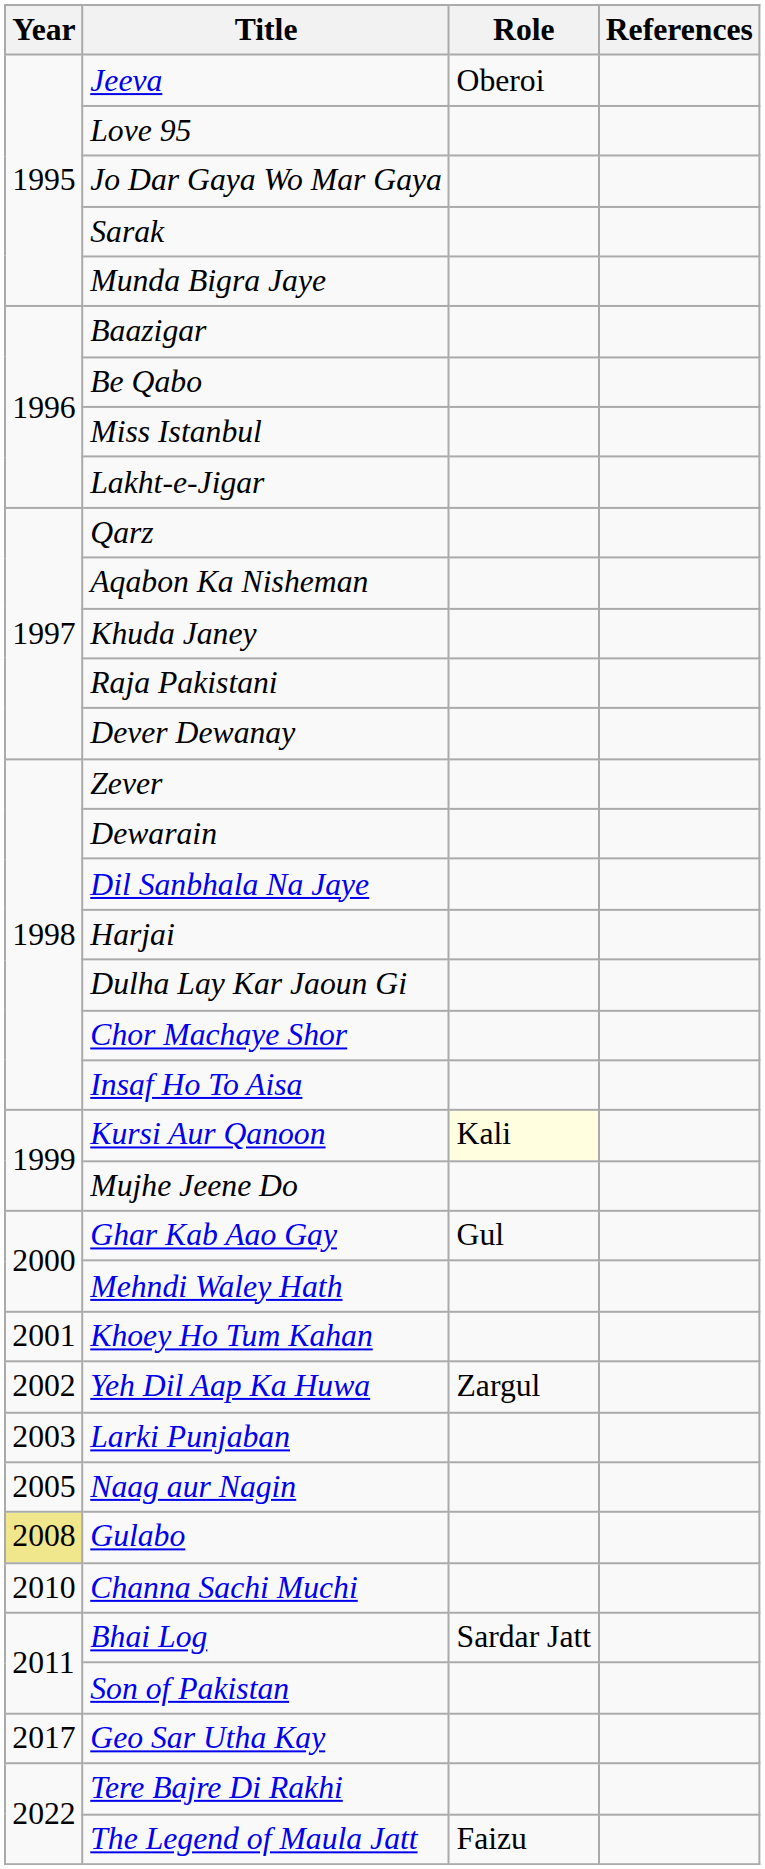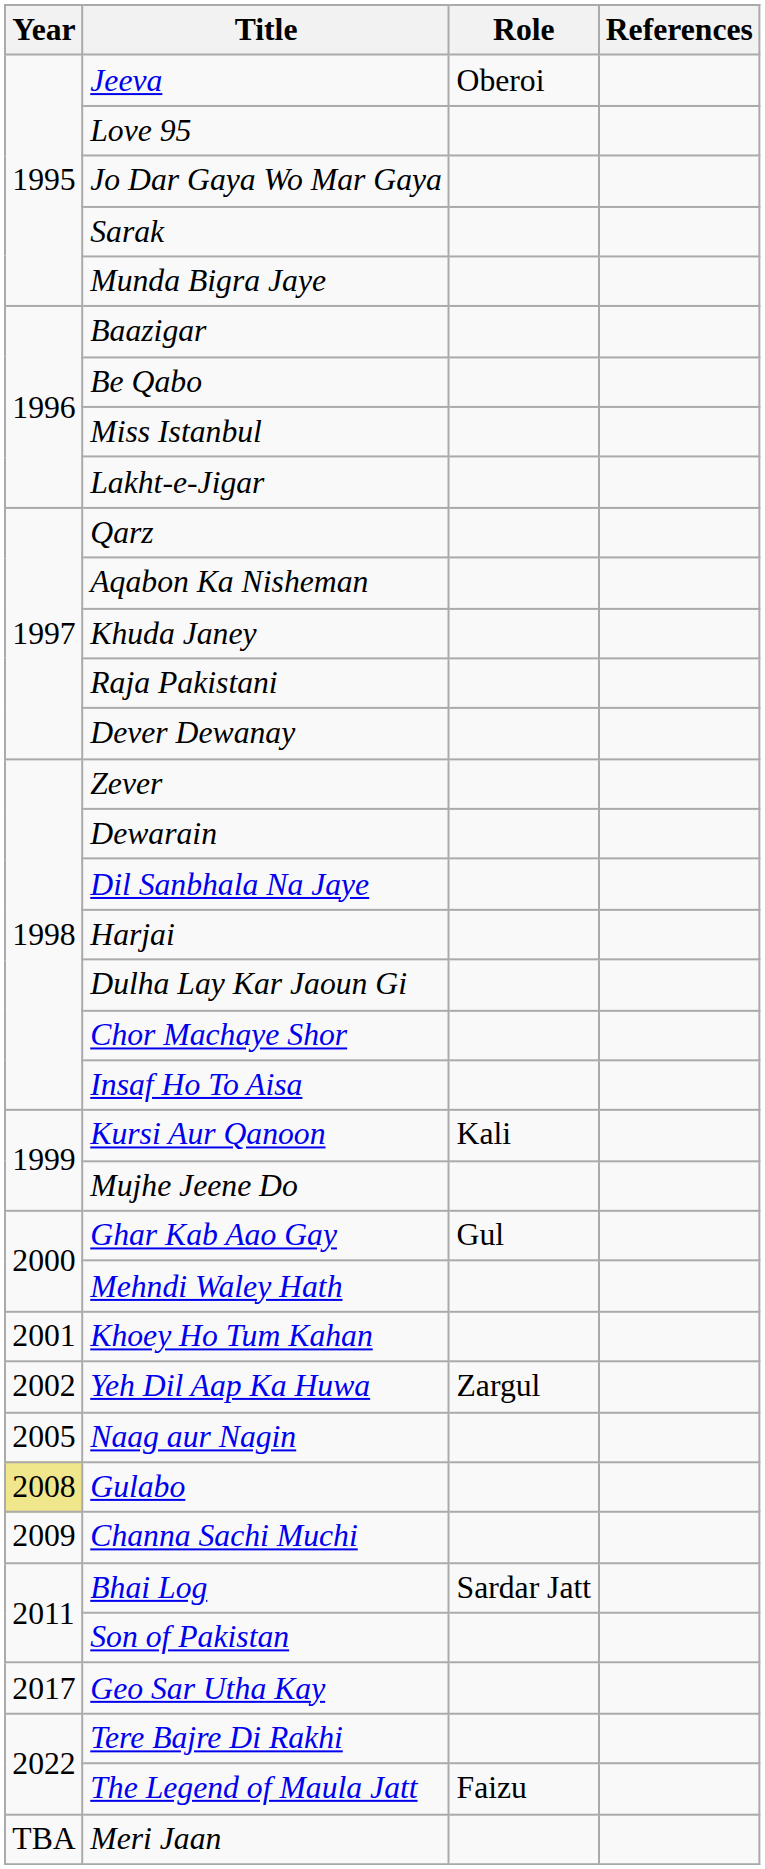(484, 1134) lightyellow background -> (484, 1134) no background
- row: (190, 1436)
(44, 1587) 2010 -> (44, 1536) 2009
+ row: (156, 1838)
